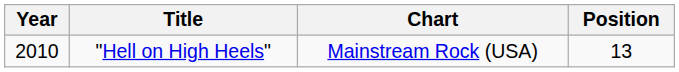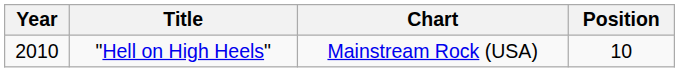(621, 50) 13 -> (621, 50) 10
